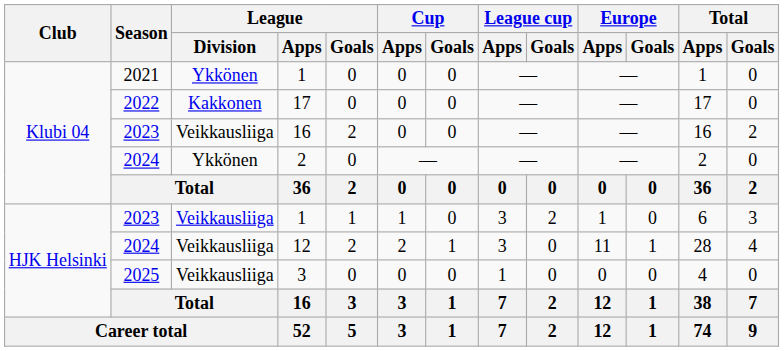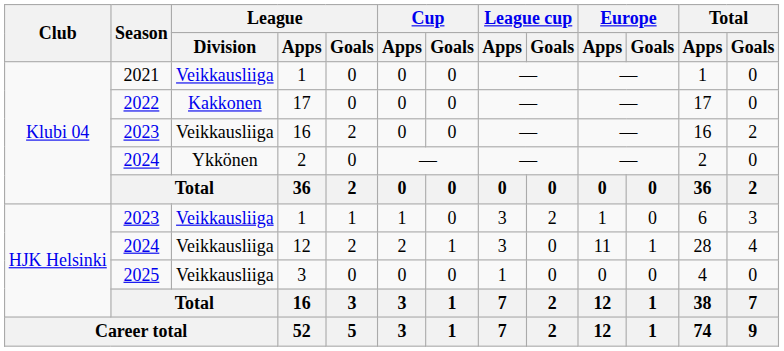(225, 75) Ykkönen -> (225, 75) Veikkausliiga
